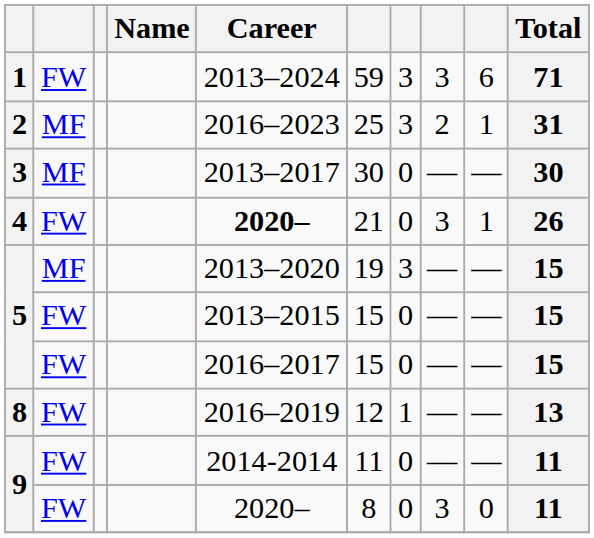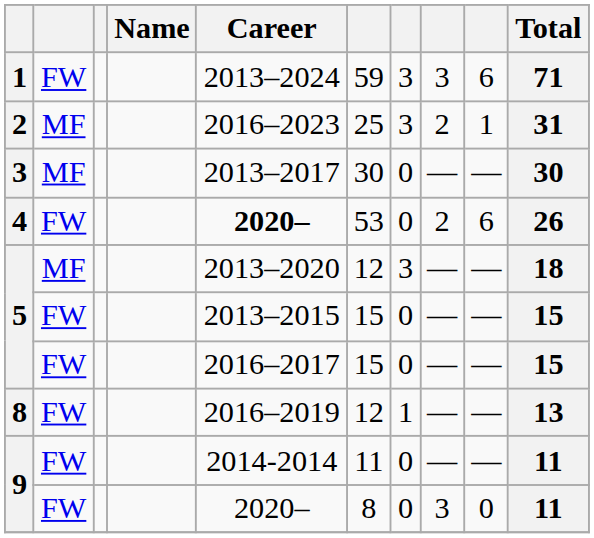(369, 220) 21 -> (369, 220) 53
(442, 220) 3 -> (442, 220) 2
(486, 220) 1 -> (486, 220) 6
(369, 268) 19 -> (369, 268) 12
(548, 268) 15 -> (548, 268) 18
